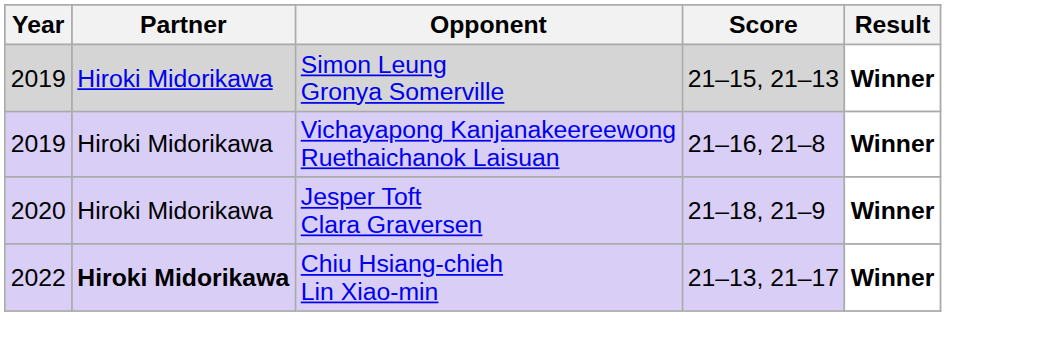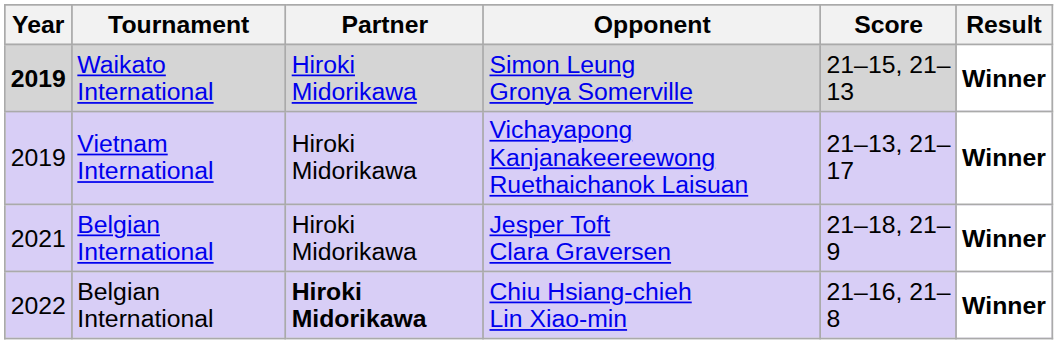+ column: (179, 25)
(38, 78) normal -> (38, 78) bold
(756, 144) 21–16, 21–8 -> (889, 158) 21–13, 21–17
(38, 211) 2020 -> (38, 239) 2021
(763, 278) 21–13, 21–17 -> (889, 305) 21–16, 21–8
